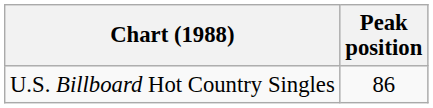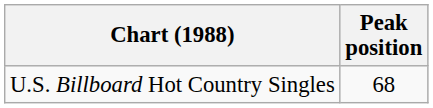(384, 84) 86 -> (384, 84) 68
